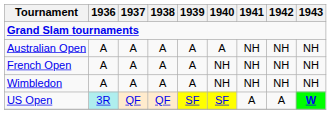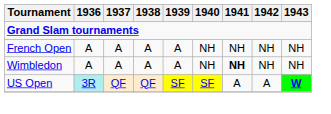- row: (46, 48)
(252, 83) normal -> (237, 65) bold
